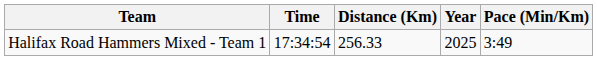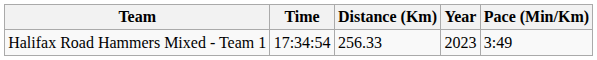(460, 42) 2025 -> (460, 42) 2023
